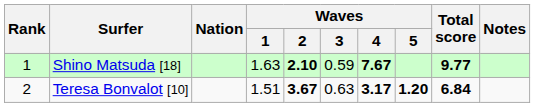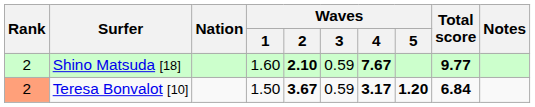(27, 65) 1 -> (27, 65) 2
(265, 65) 1.63 -> (265, 65) 1.60
(27, 89) no background -> (27, 89) lightsalmon background
(265, 89) 1.51 -> (265, 89) 1.50
(339, 89) 0.63 -> (339, 89) 0.59
